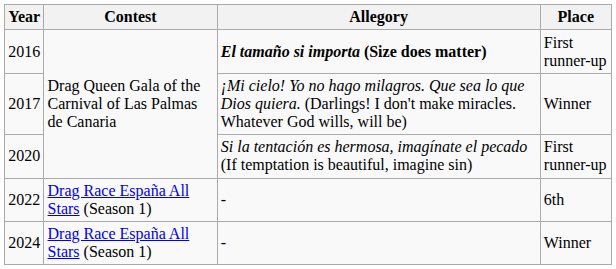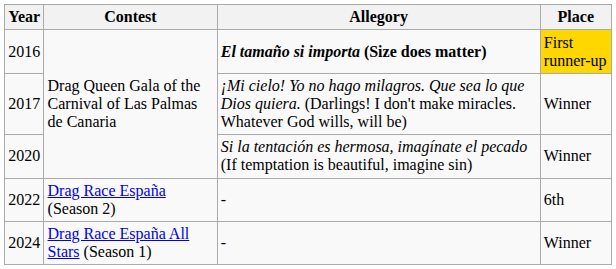(575, 51) no background -> (575, 51) gold background
(575, 156) First runner-up -> (567, 156) Winner
(118, 199) Drag Race España All Stars (Season 1) -> (107, 199) Drag Race España (Season 2)
